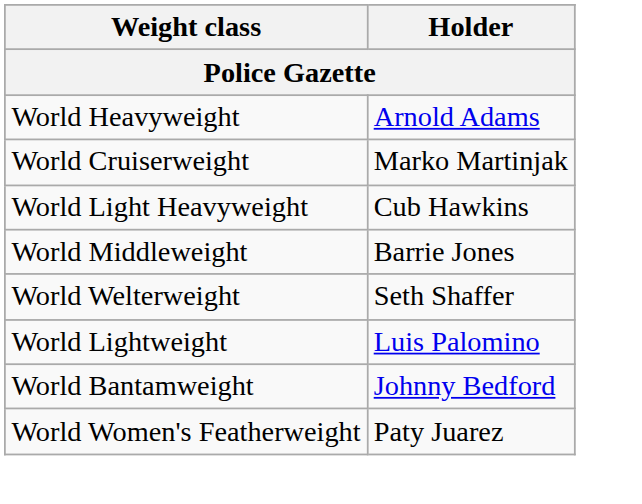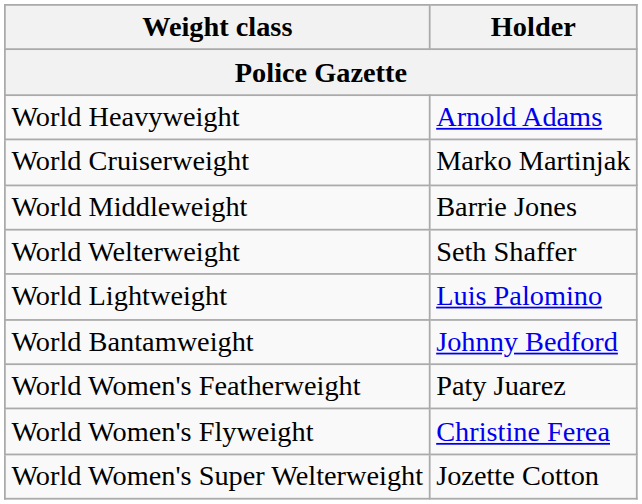- row: (160, 206)
+ row: (162, 431)
+ row: (217, 476)
